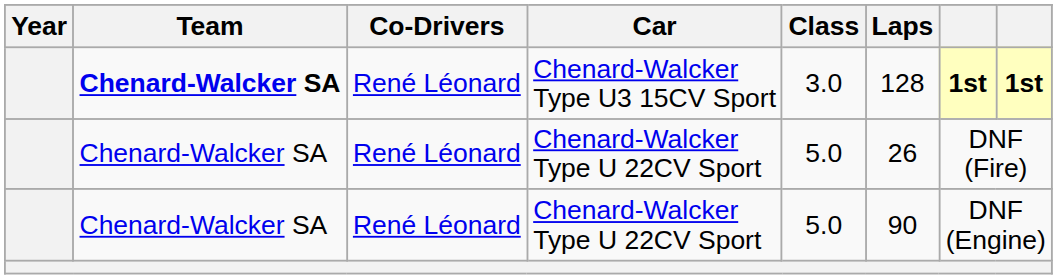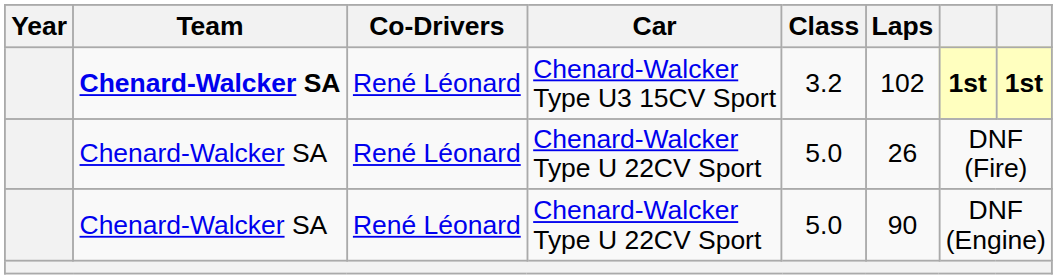(824, 83) 3.0 -> (824, 83) 3.2
(902, 83) 128 -> (902, 83) 102
